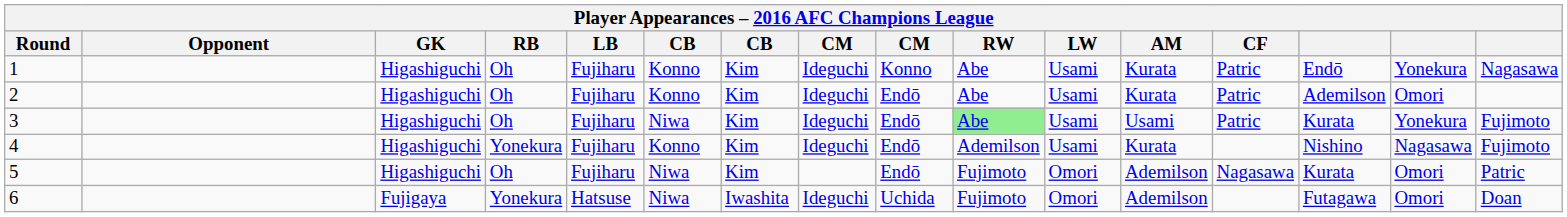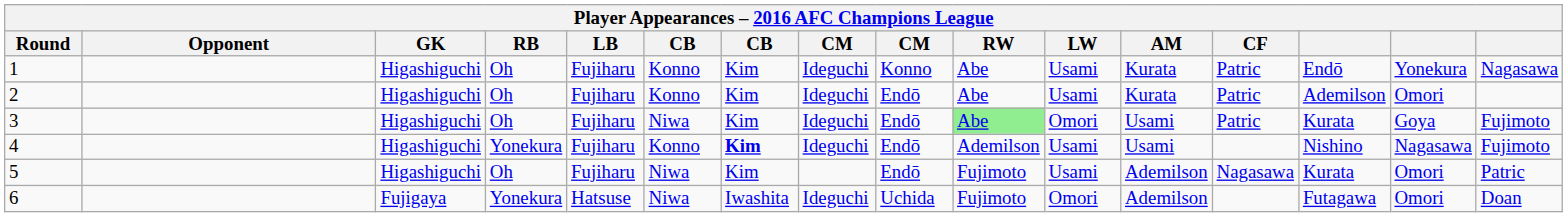(1073, 121) Usami -> (1073, 121) Omori
(1431, 121) Yonekura -> (1415, 121) Goya
(742, 146) normal -> (743, 146) bold
(1151, 146) Kurata -> (1150, 146) Usami
(1073, 172) Omori -> (1073, 172) Usami
